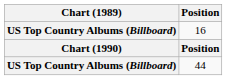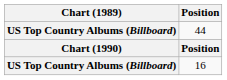rows swapped: (200, 65) <-> (200, 30)
